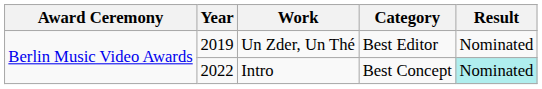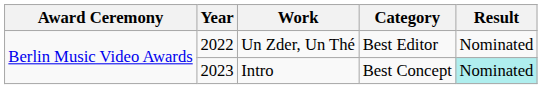(217, 44) 2019 -> (217, 44) 2022
(217, 70) 2022 -> (217, 70) 2023
